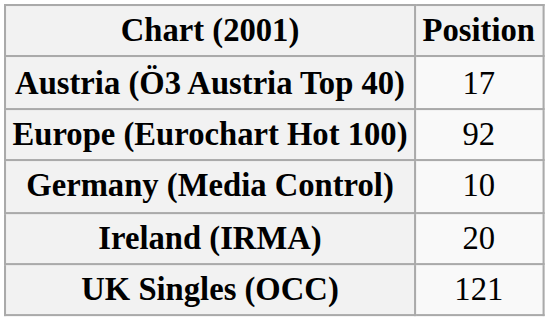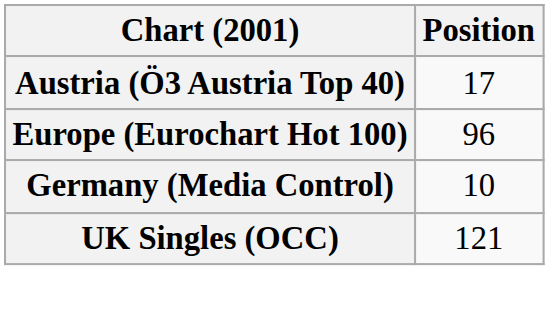(479, 133) 92 -> (479, 133) 96
- row: (210, 237)
